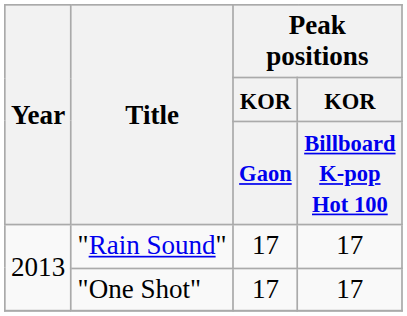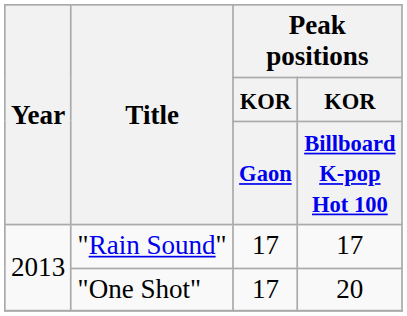(350, 288) 17 -> (350, 288) 20
